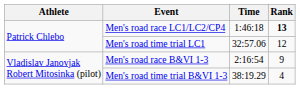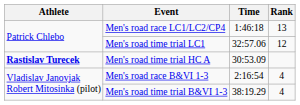(282, 28) bold -> (282, 28) normal
+ row: (158, 60)
(282, 60) 9 -> (282, 76) 4
